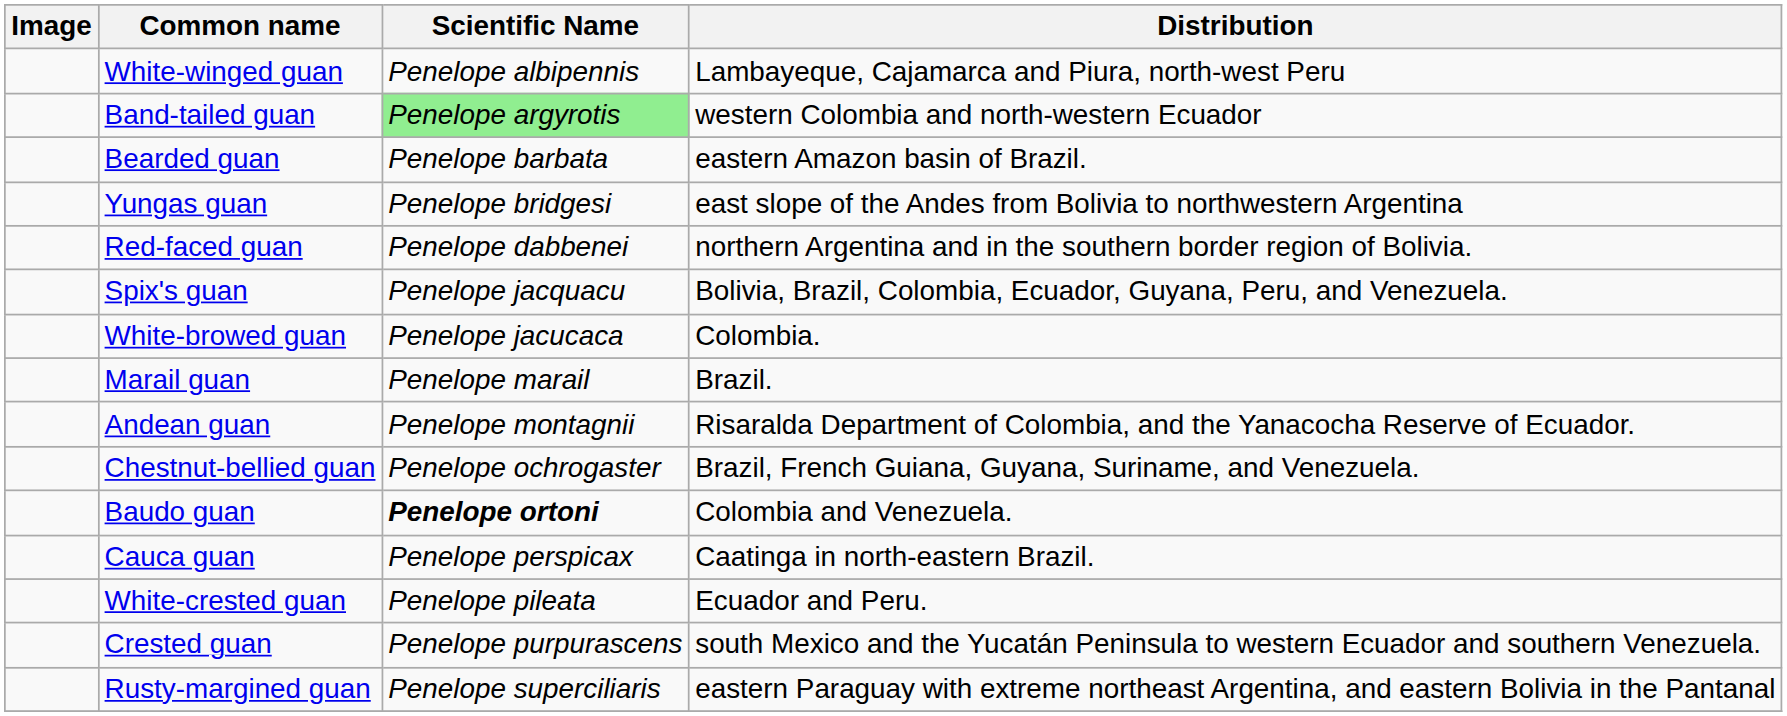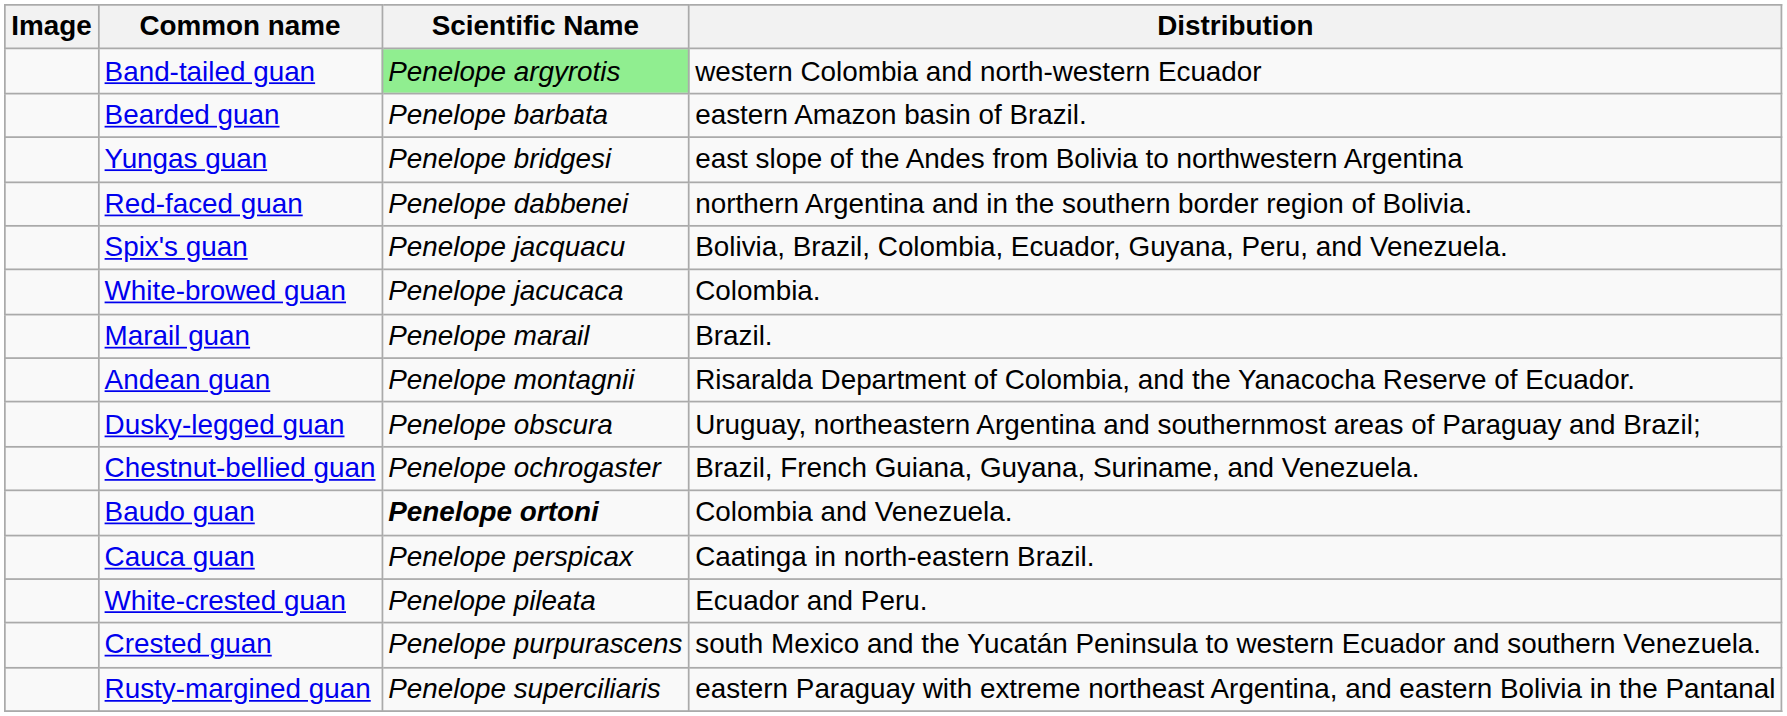- row: (224, 70)
+ row: (225, 423)
